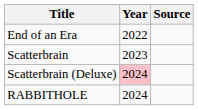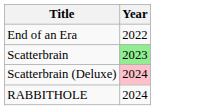- column: (172, 14)
(135, 54) no background -> (135, 54) lightgreen background
